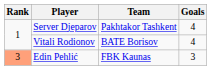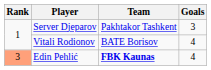(193, 27) 4 -> (193, 27) 3
(126, 57) normal -> (128, 57) bold
(193, 57) 3 -> (193, 57) 4
